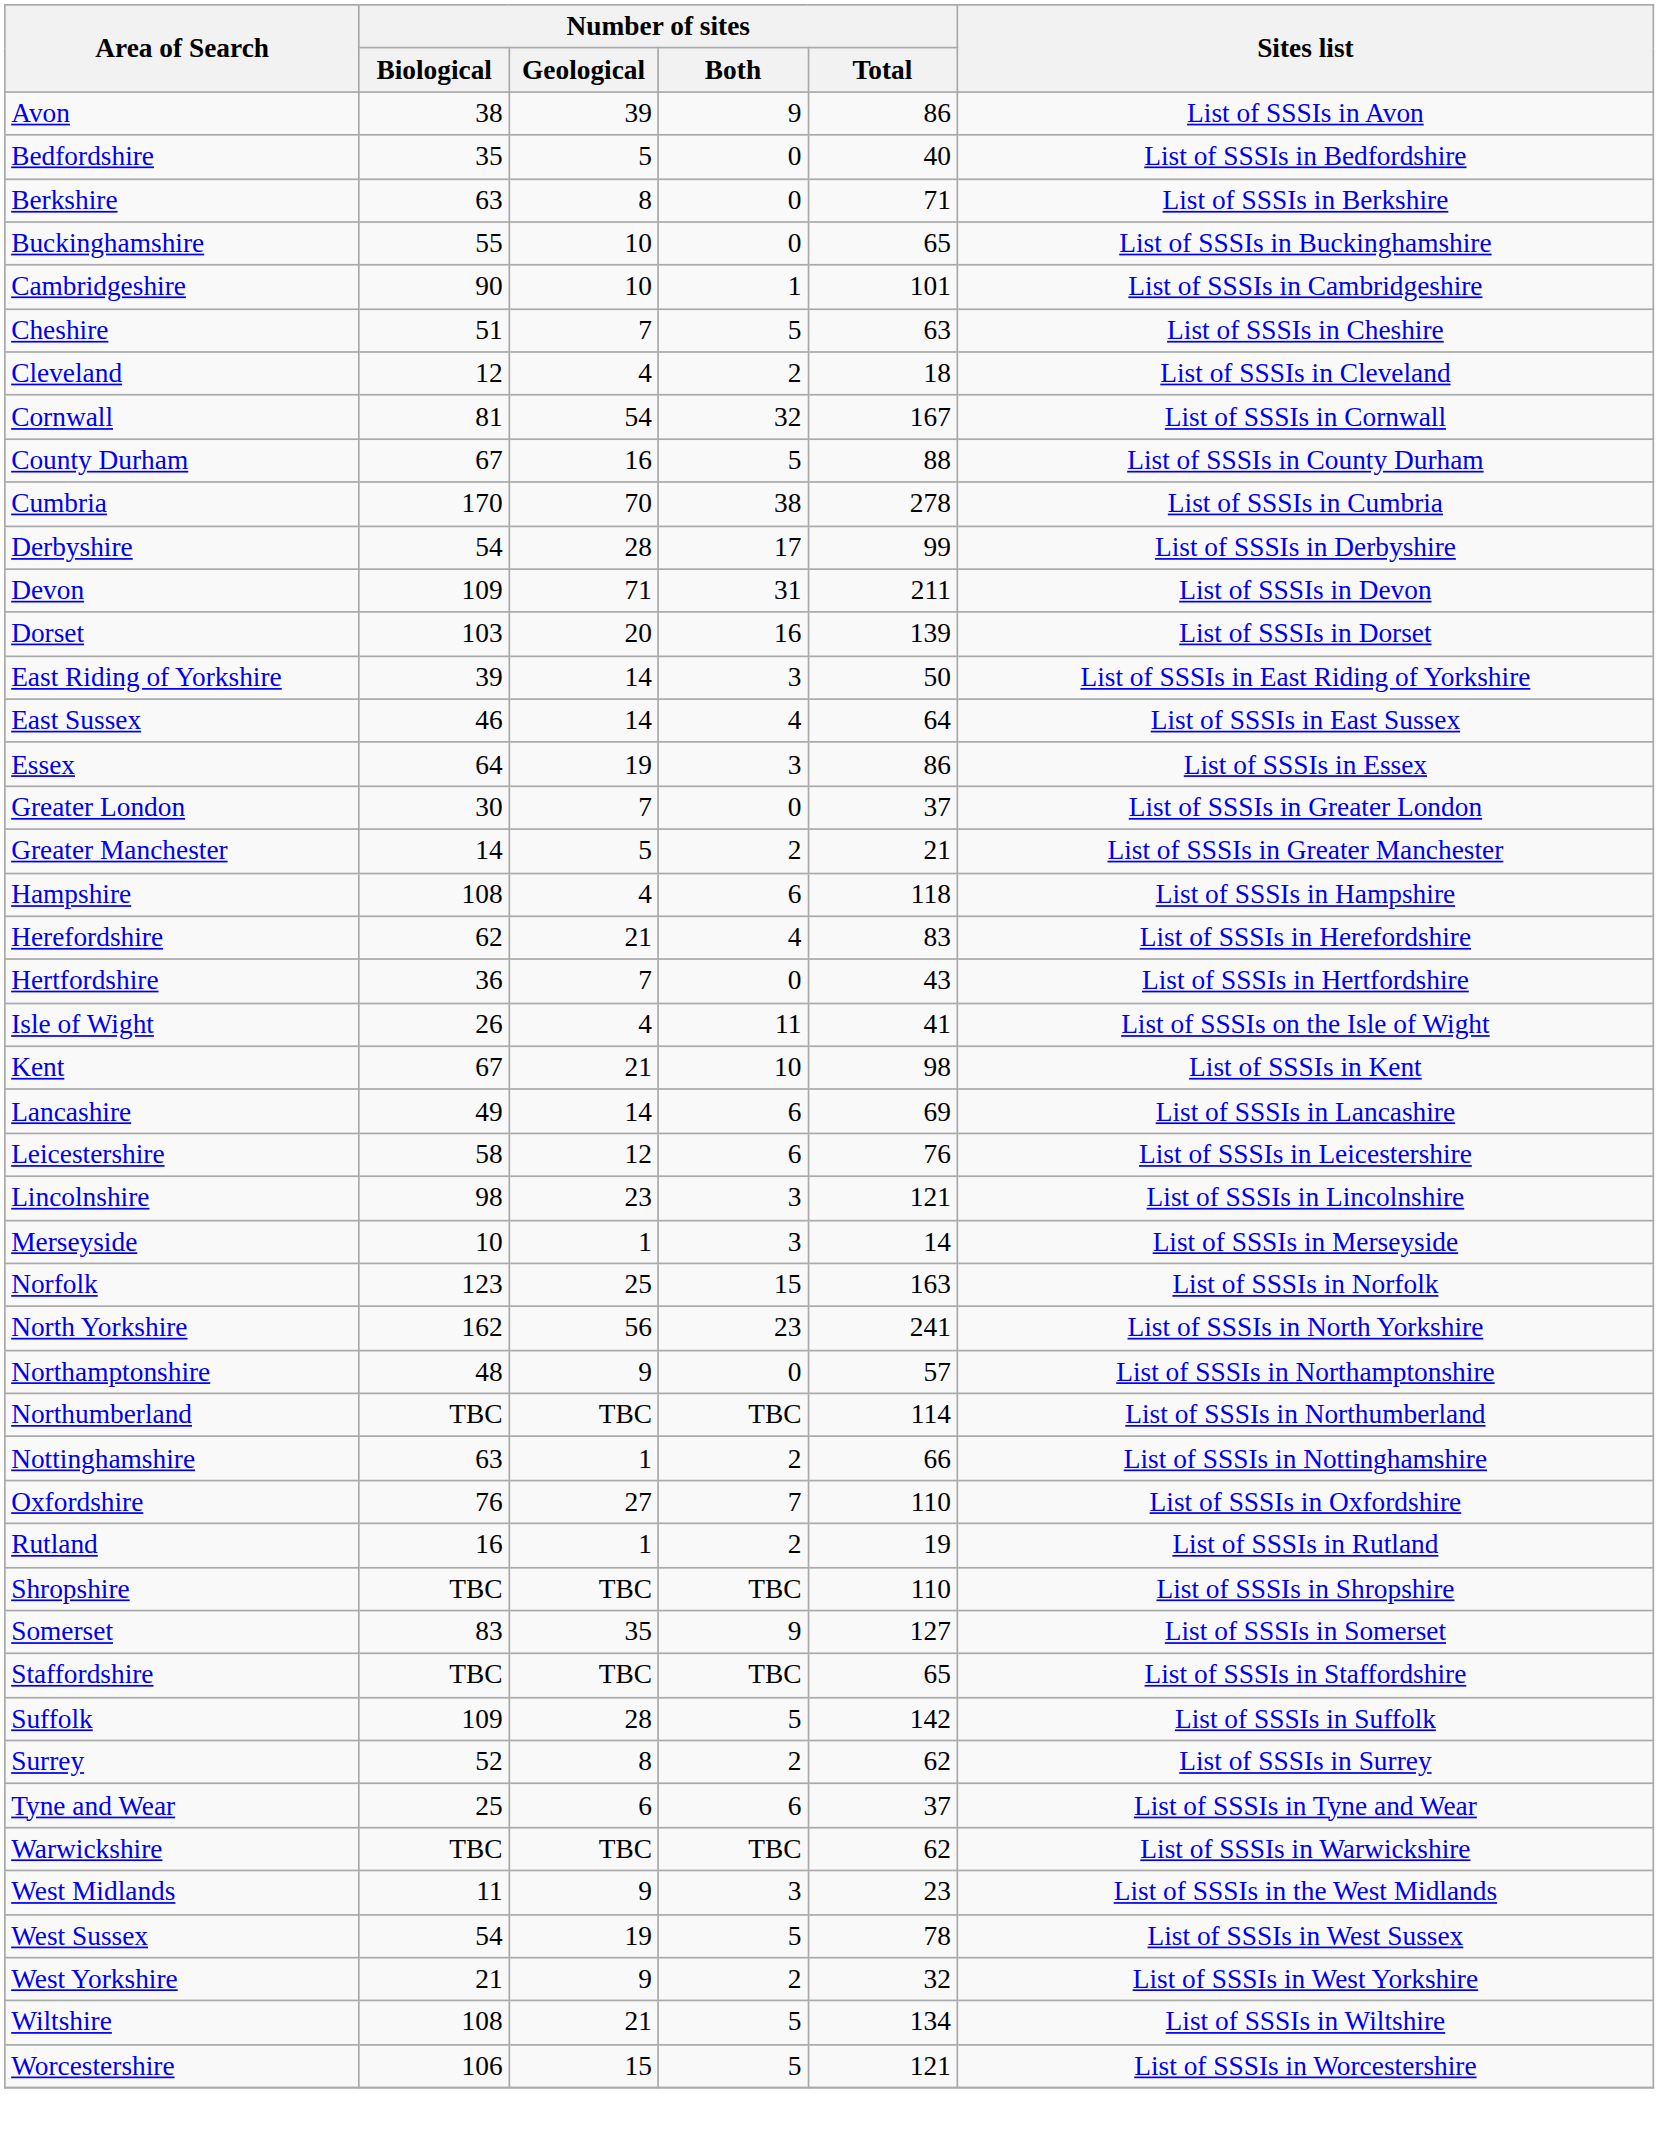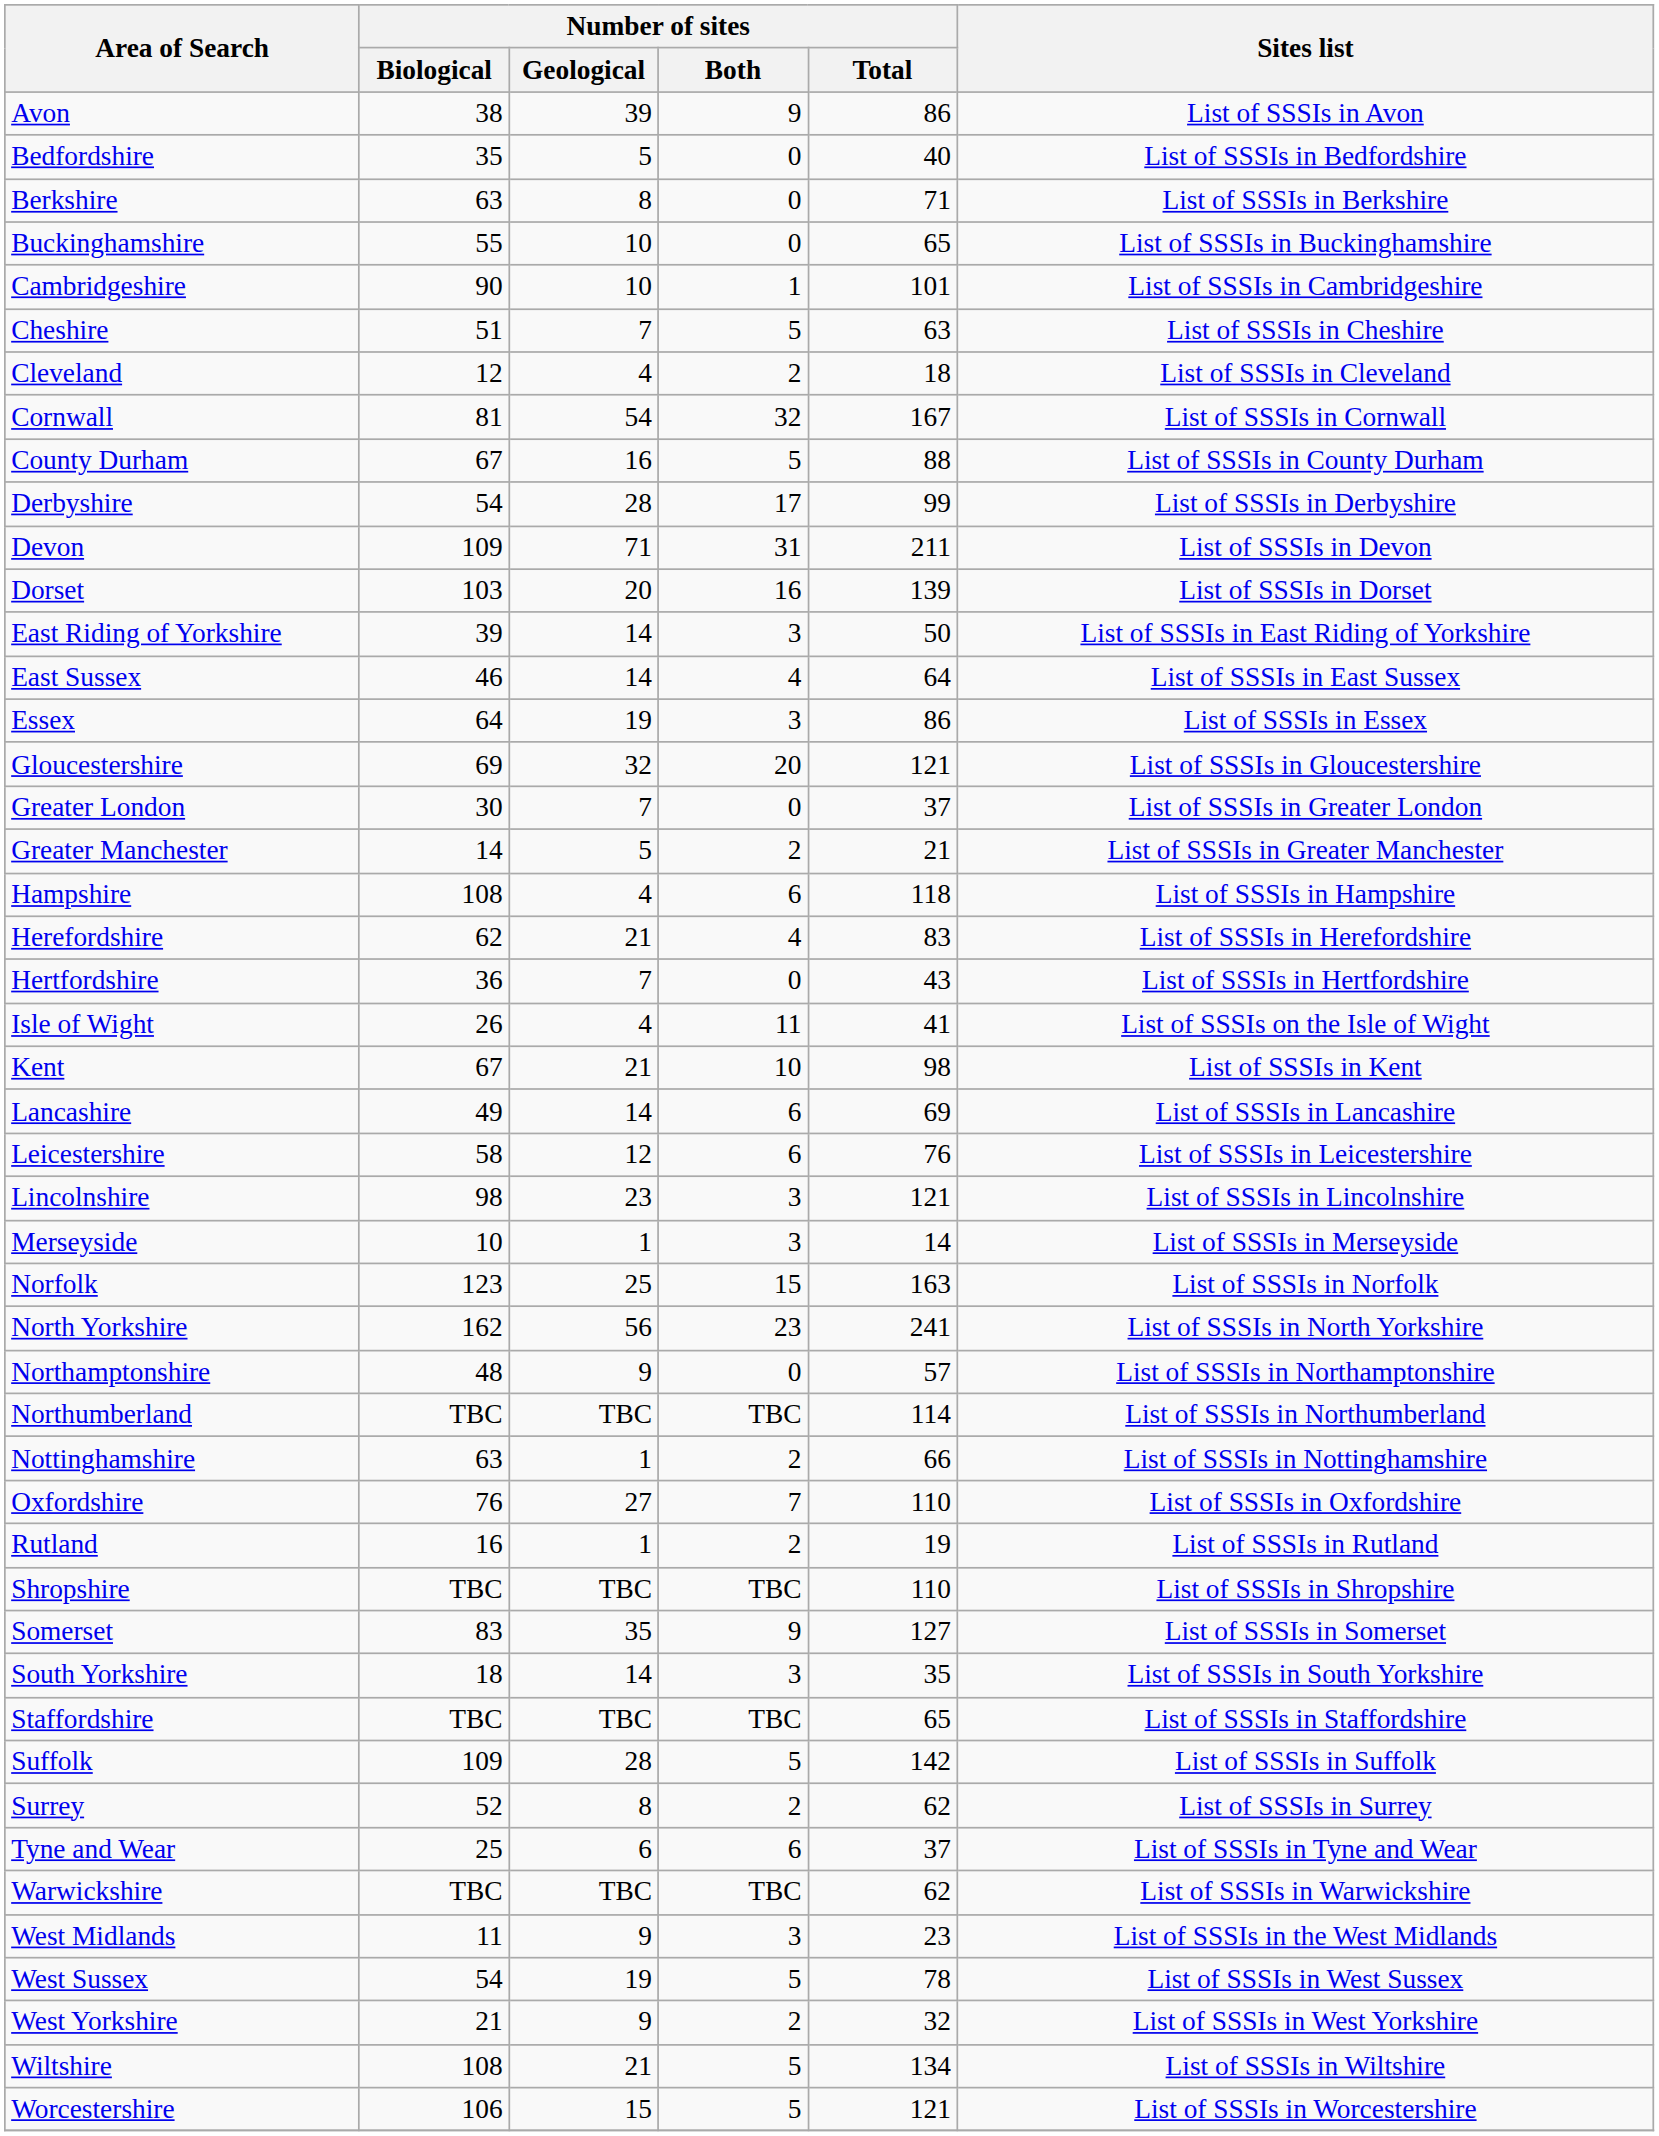- row: (59, 503)
+ row: (97, 763)
+ row: (99, 1675)
